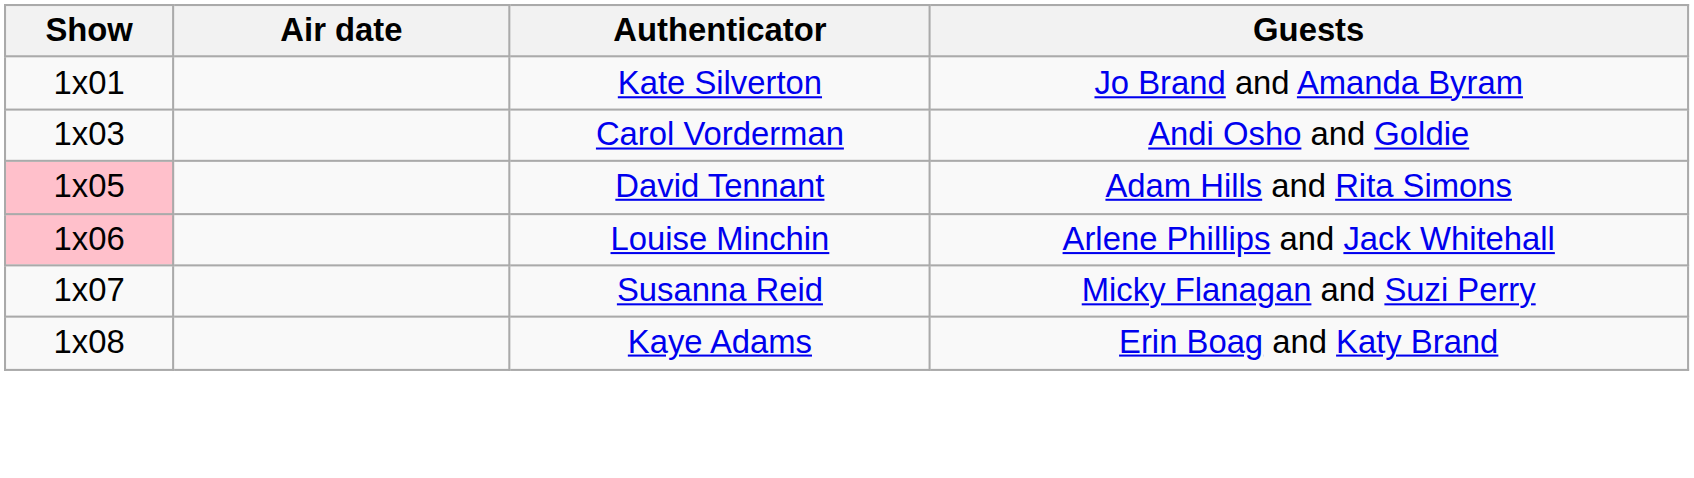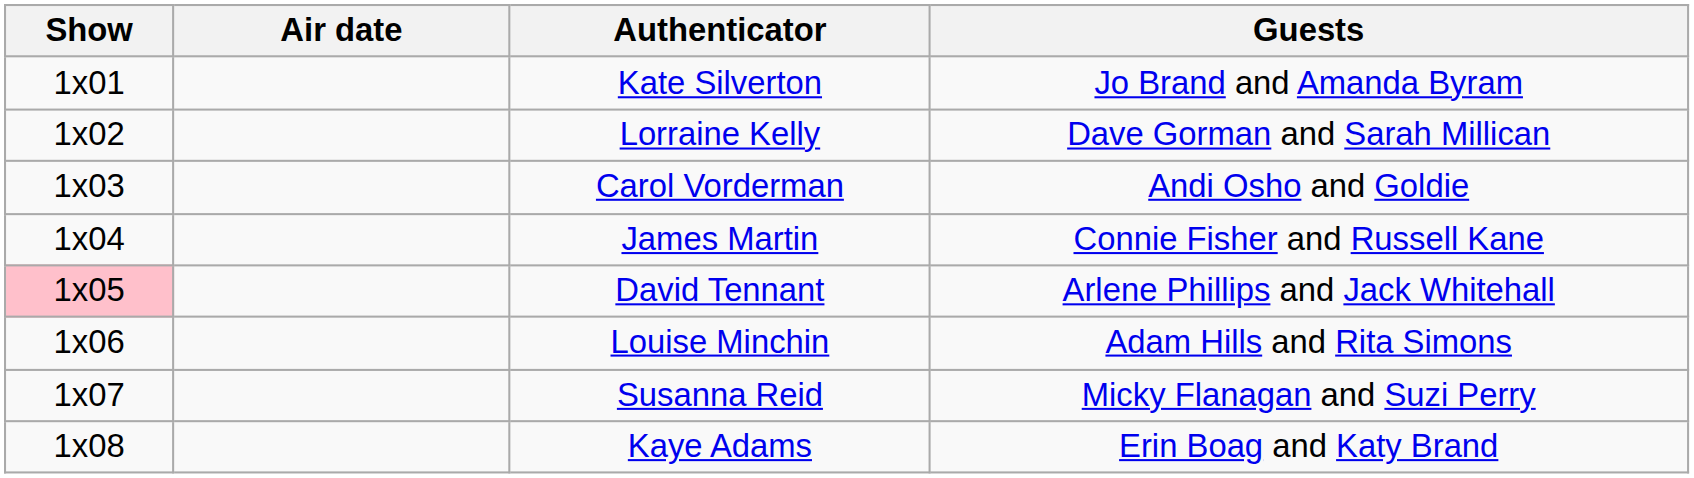+ row: (720, 134)
+ row: (720, 238)
(1309, 186) Adam Hills and Rita Simons -> (1309, 290) Arlene Phillips and Jack Whitehall
(89, 238) pink background -> (89, 342) no background
(1309, 238) Arlene Phillips and Jack Whitehall -> (1309, 342) Adam Hills and Rita Simons
